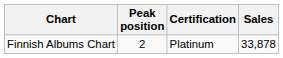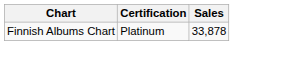- column: (142, 19)
